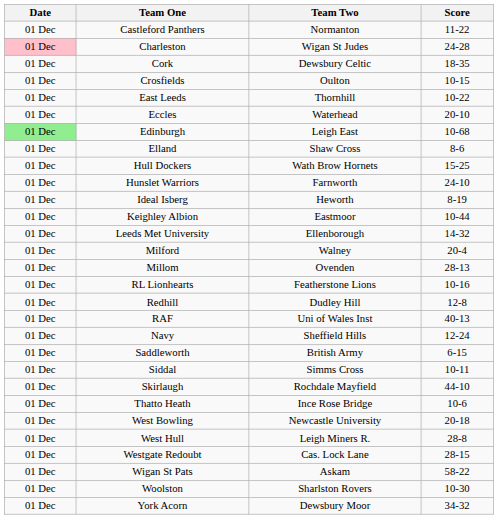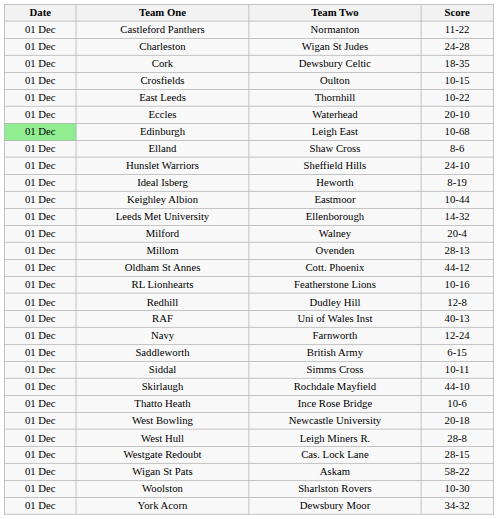(40, 47) pink background -> (40, 47) no background
- row: (162, 166)
(335, 183) Farnworth -> (335, 166) Sheffield Hills
+ row: (162, 268)
(335, 336) Sheffield Hills -> (335, 336) Farnworth
